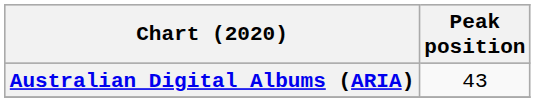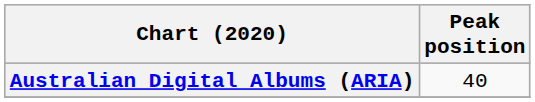(475, 81) 43 -> (475, 81) 40
